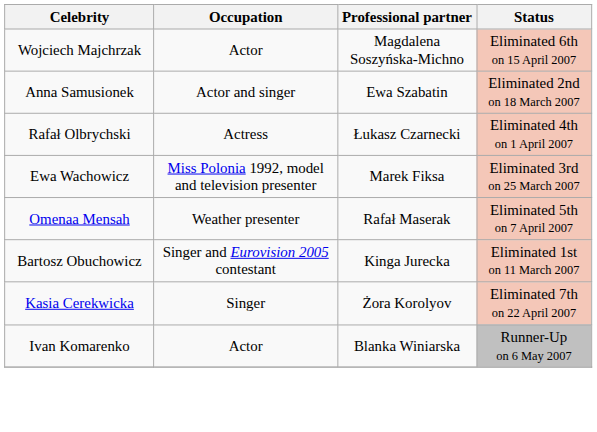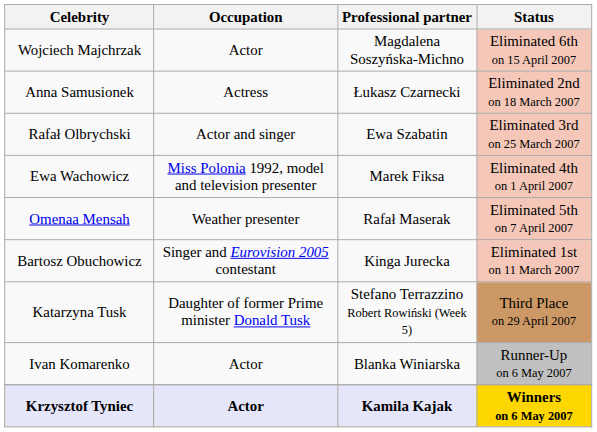(246, 92) Actor and singer -> (246, 92) Actress
(407, 92) Ewa Szabatin -> (407, 92) Łukasz Czarnecki
(246, 134) Actress -> (246, 134) Actor and singer
(407, 134) Łukasz Czarnecki -> (407, 134) Ewa Szabatin
(534, 134) Eliminated 4th on 1 April 2007 -> (534, 134) Eliminated 3rd on 25 March 2007
(534, 176) Eliminated 3rd on 25 March 2007 -> (534, 176) Eliminated 4th on 1 April 2007
- row: (80, 303)
+ row: (80, 312)
+ row: (80, 405)
